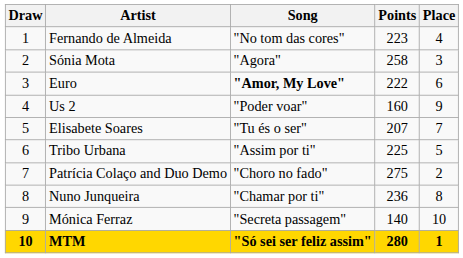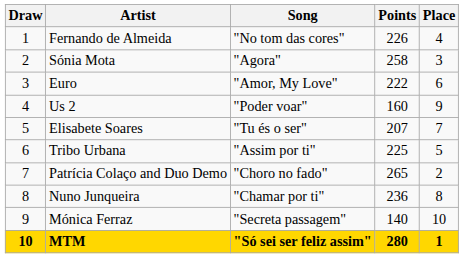(397, 38) 223 -> (397, 38) 226
(289, 83) bold -> (286, 83) normal
(397, 173) 275 -> (397, 173) 265
